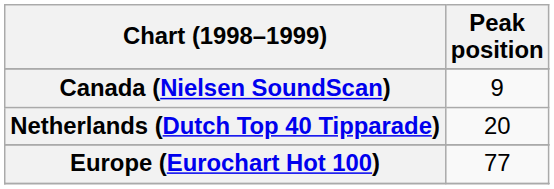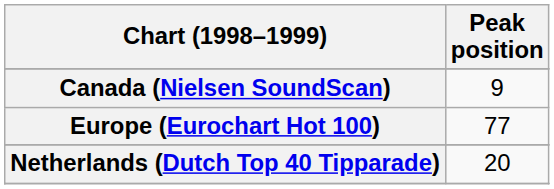rows swapped: (225, 163) <-> (225, 125)
